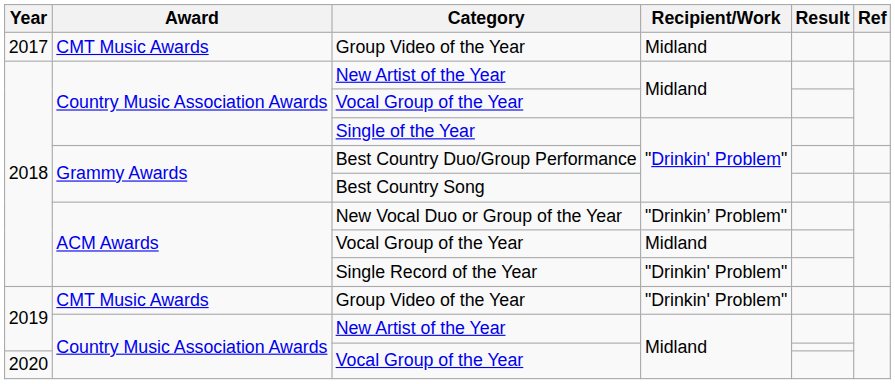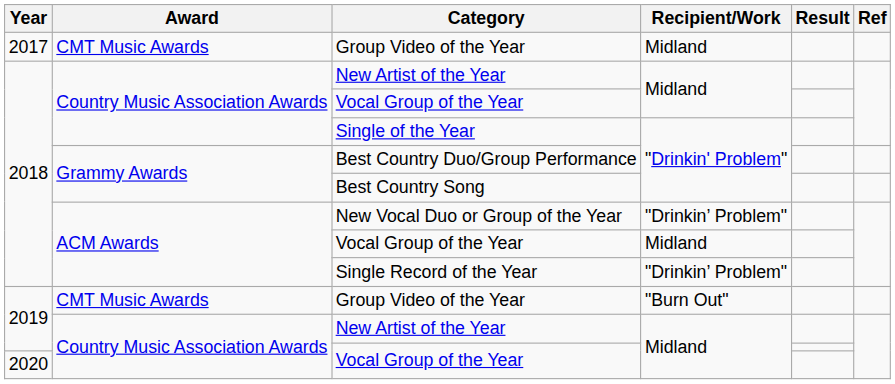(716, 272) "Drinkin' Problem" -> (716, 272) "Drinkin’ Problem"
(716, 300) "Drinkin' Problem" -> (687, 300) "Burn Out"
